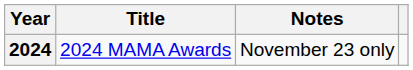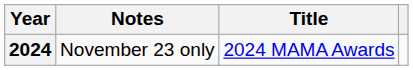columns swapped: (146, 19) <-> (317, 19)
